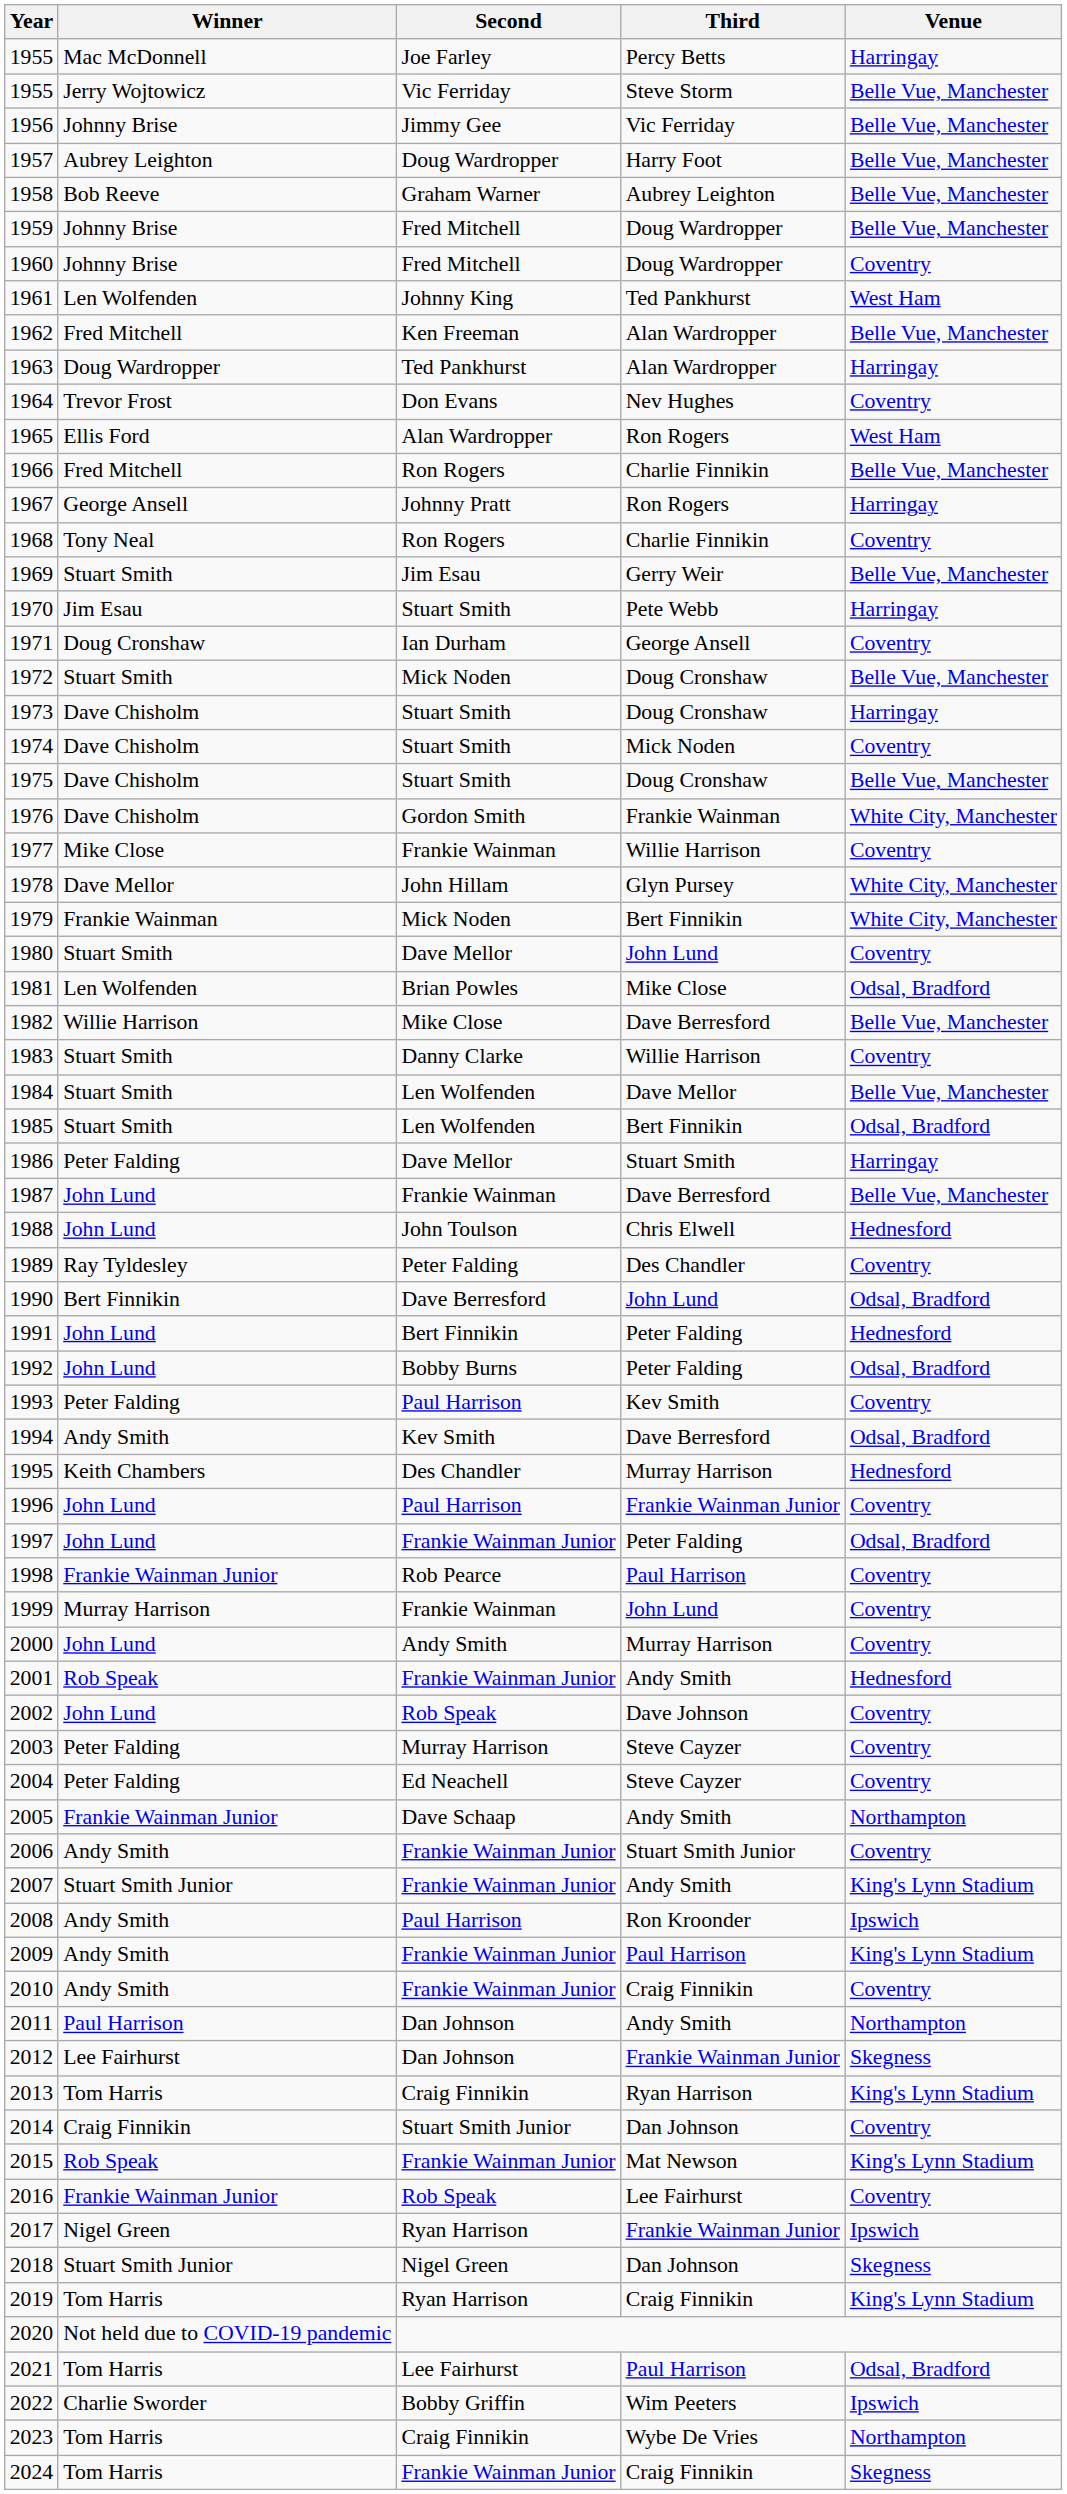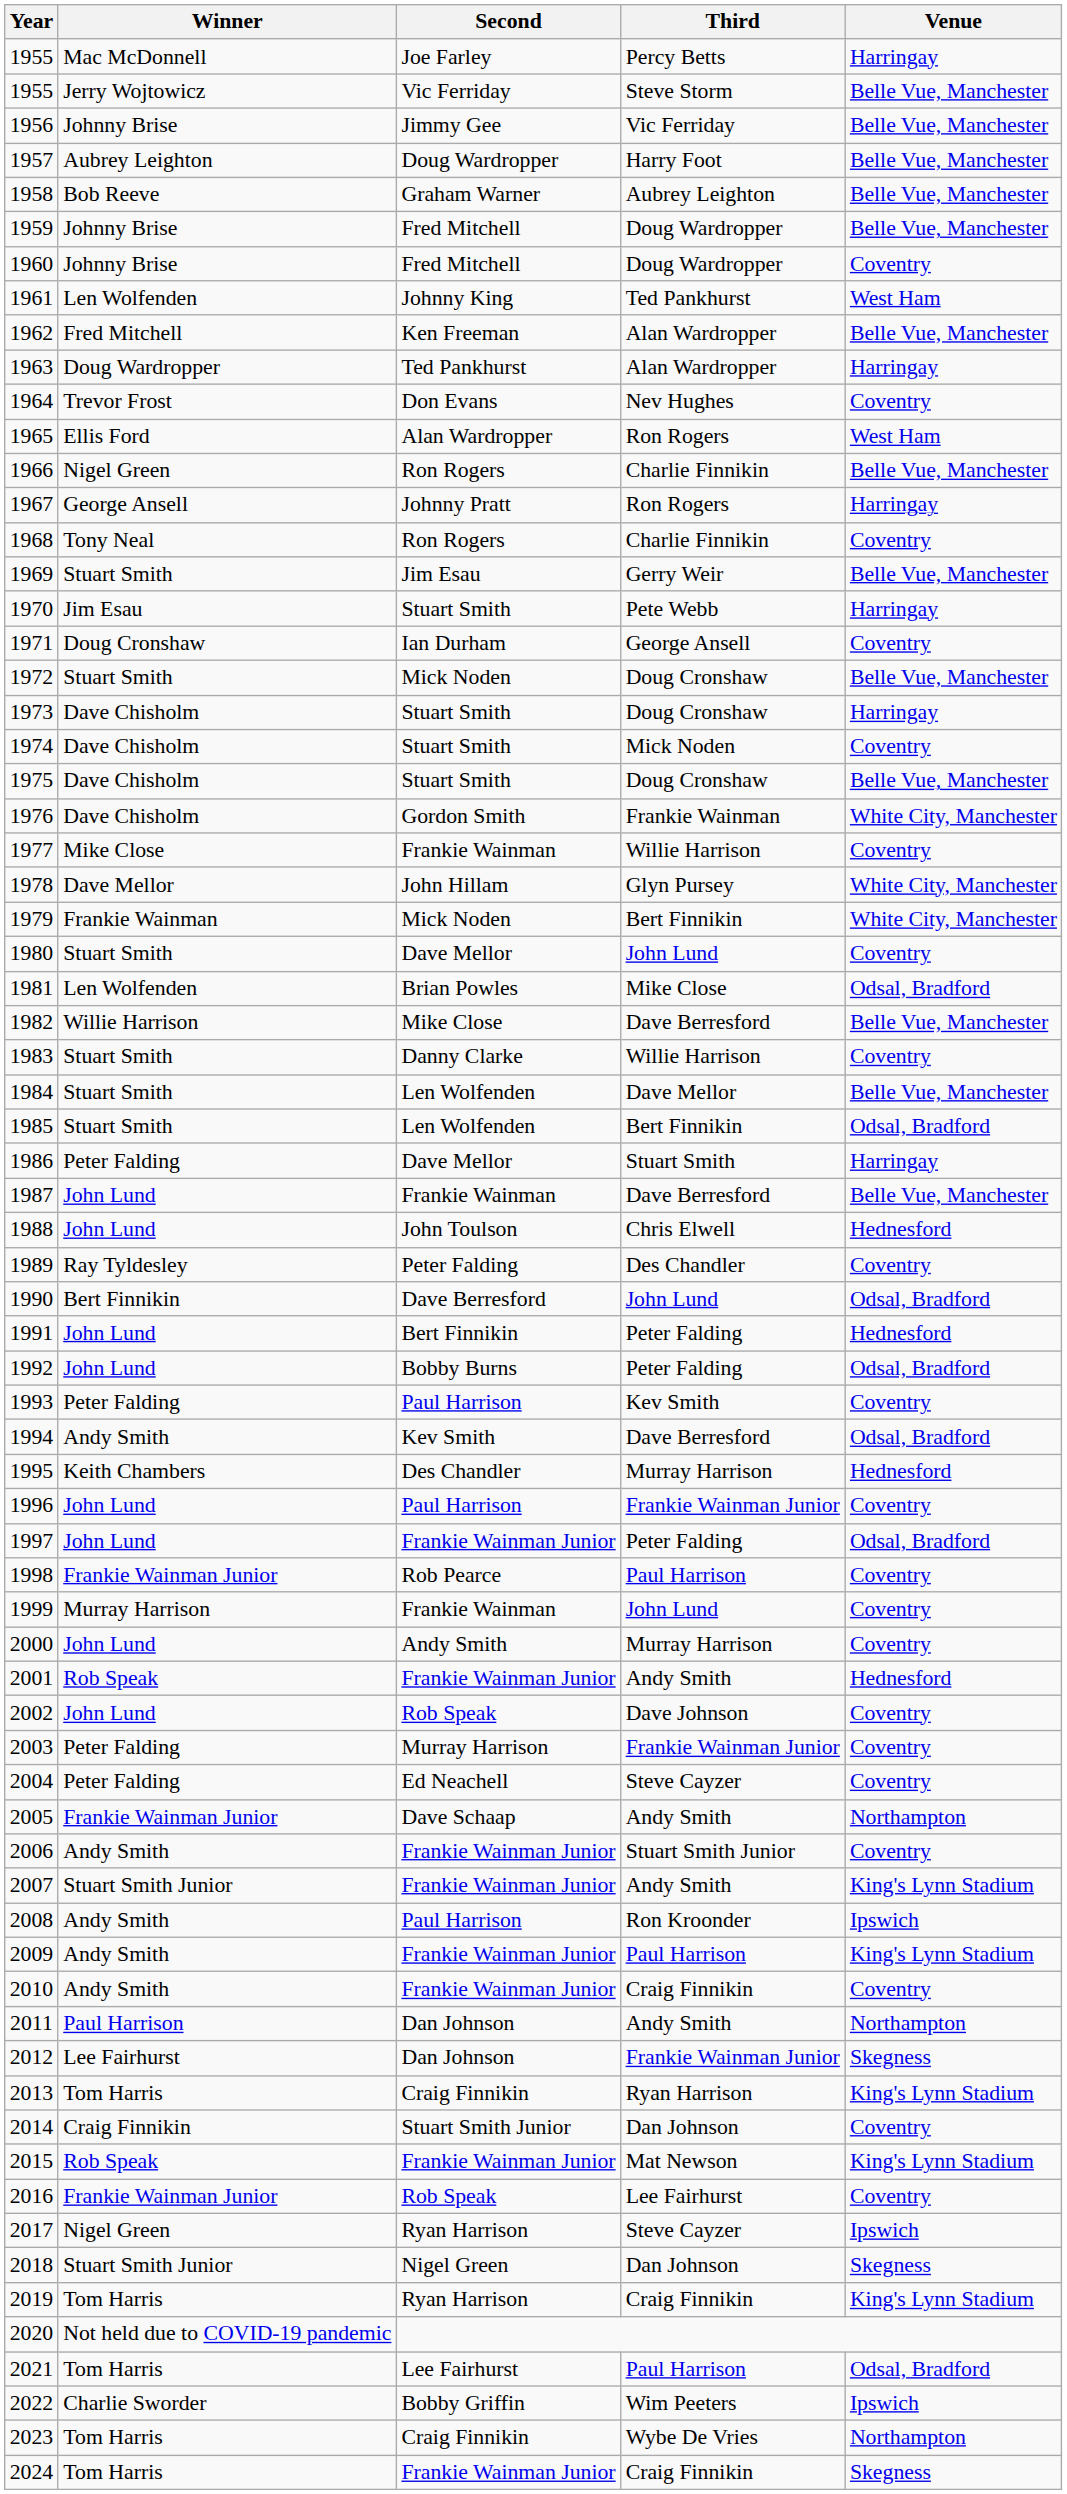(123, 470) Fred Mitchell -> (117, 470) Nigel Green
(683, 1747) Steve Cayzer -> (733, 1747) Frankie Wainman Junior
(733, 2230) Frankie Wainman Junior -> (683, 2230) Steve Cayzer
